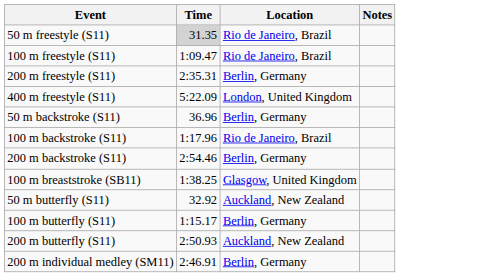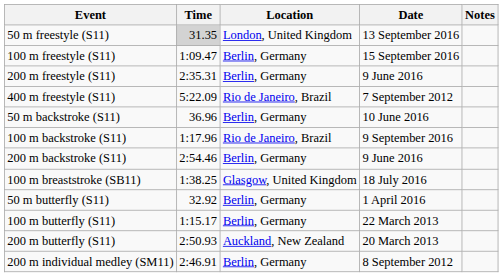+ column: (411, 14)
(277, 35) Rio de Janeiro, Brazil -> (287, 35) London, United Kingdom
(277, 56) Rio de Janeiro, Brazil -> (265, 56) Berlin, Germany
(287, 97) London, United Kingdom -> (277, 97) Rio de Janeiro, Brazil
(284, 199) Auckland, New Zealand -> (265, 199) Berlin, Germany
